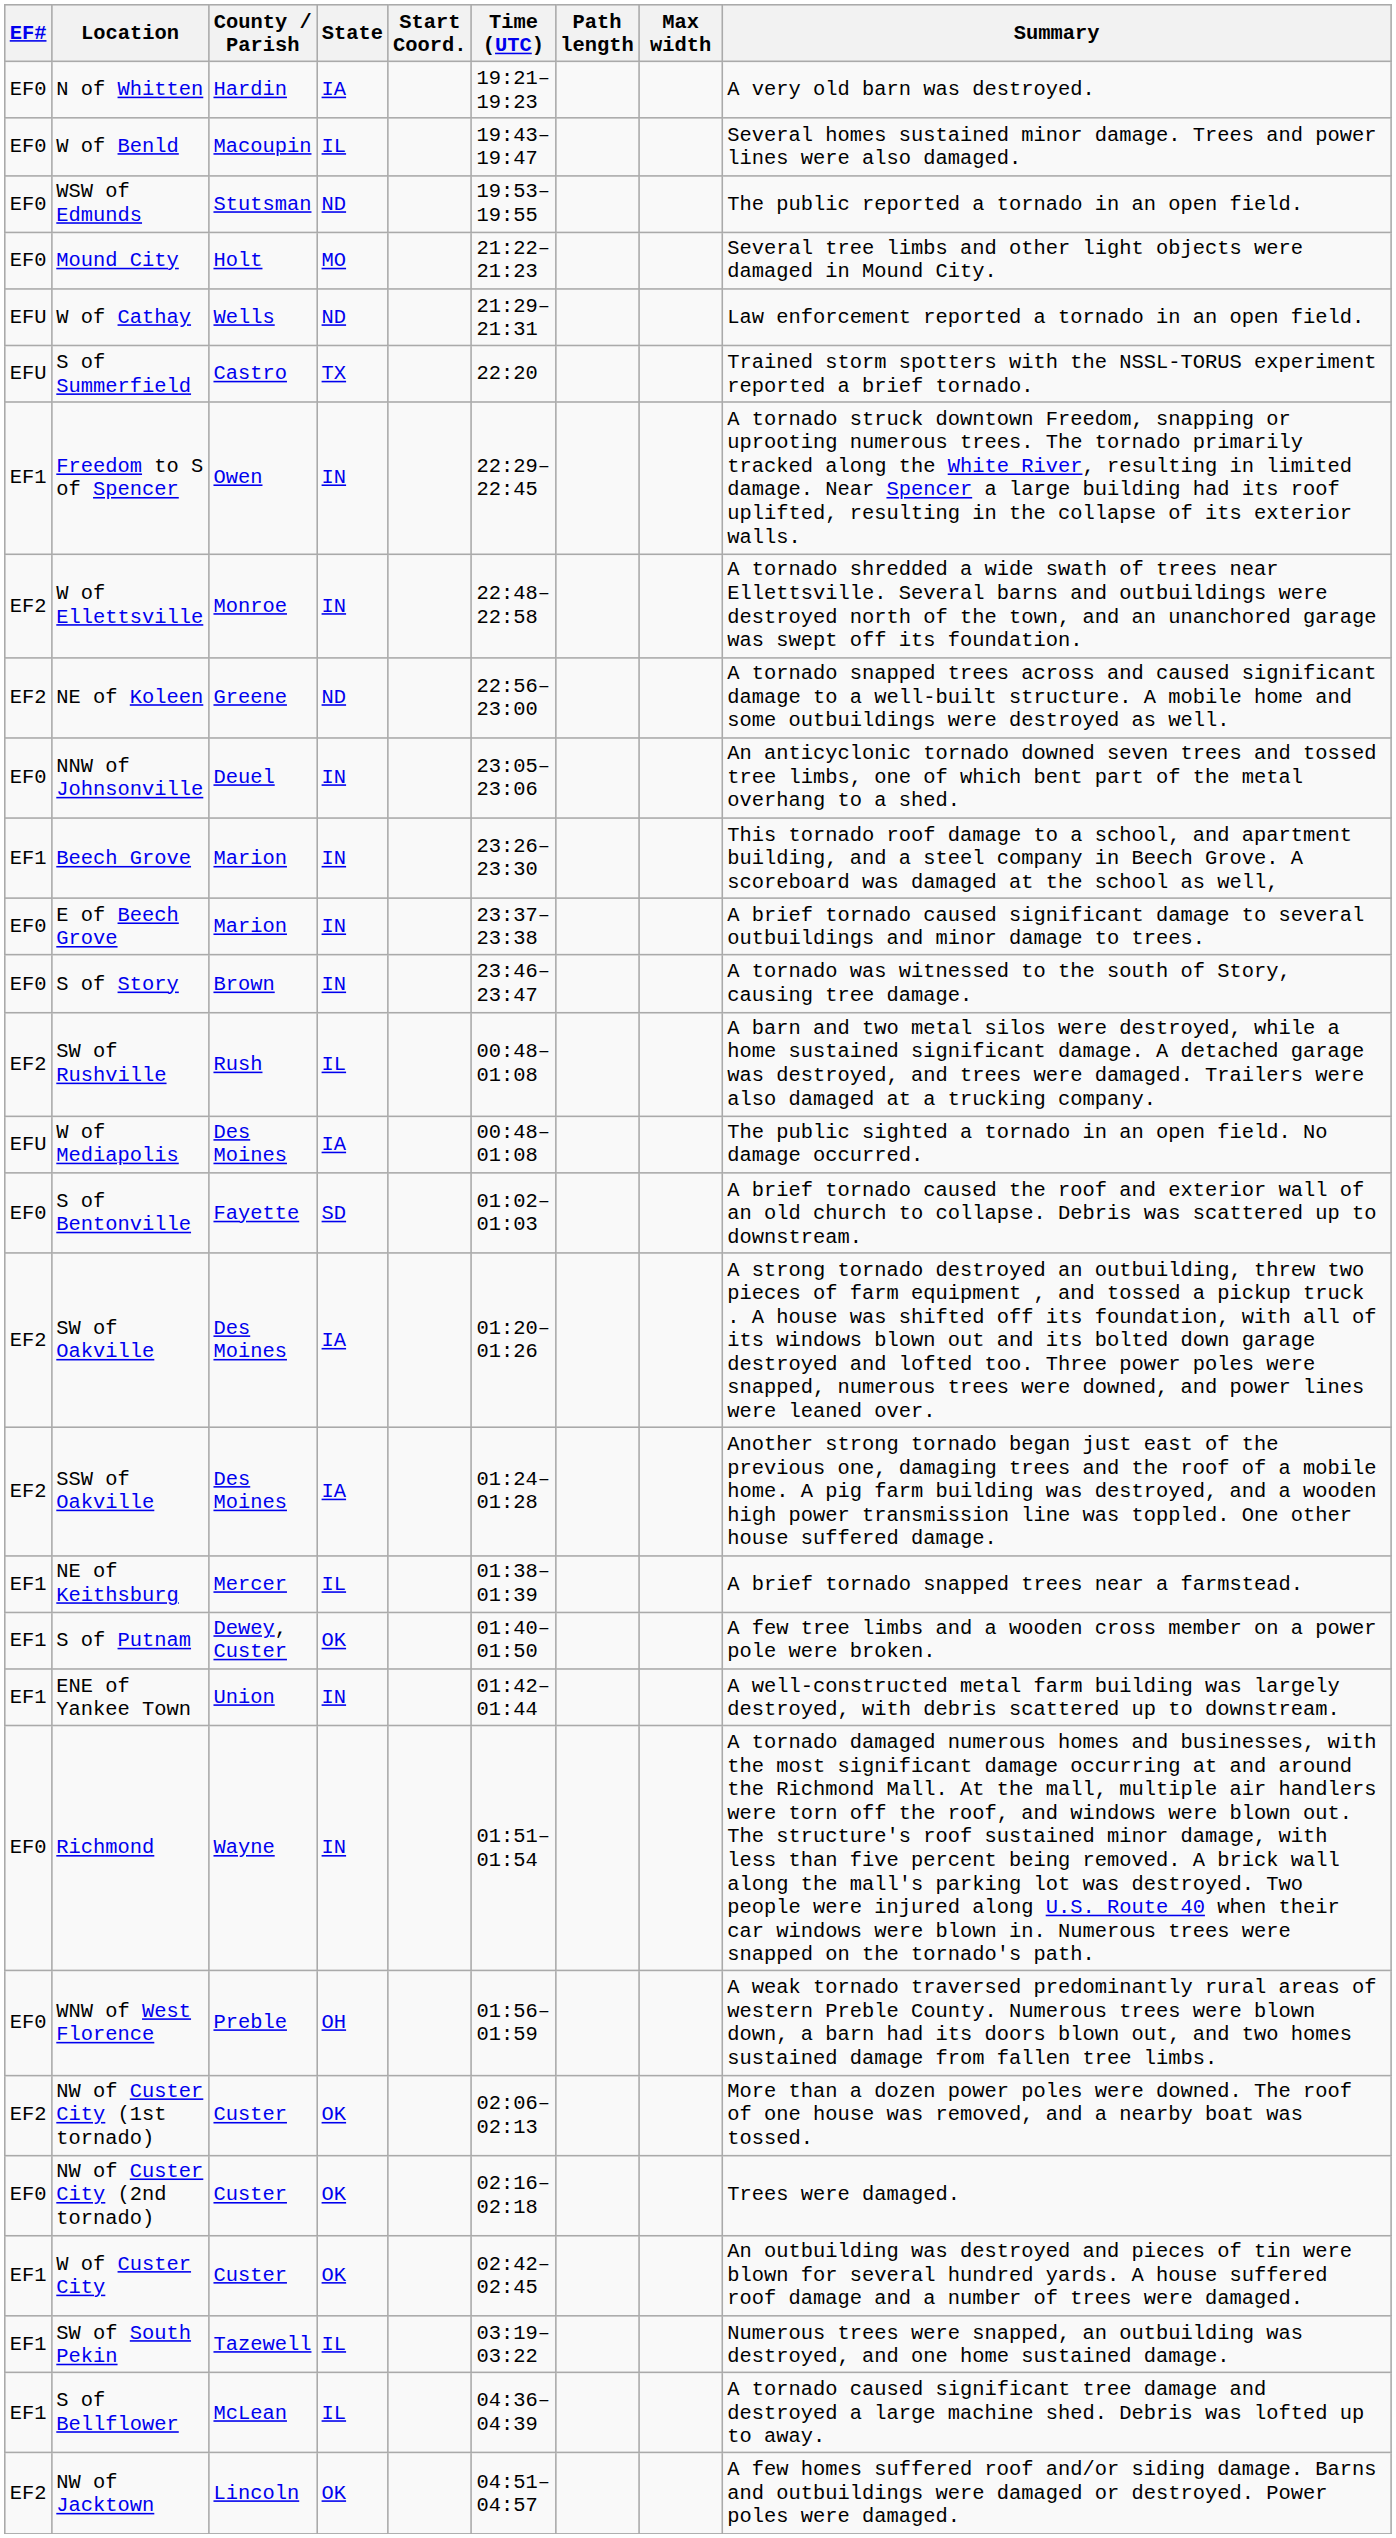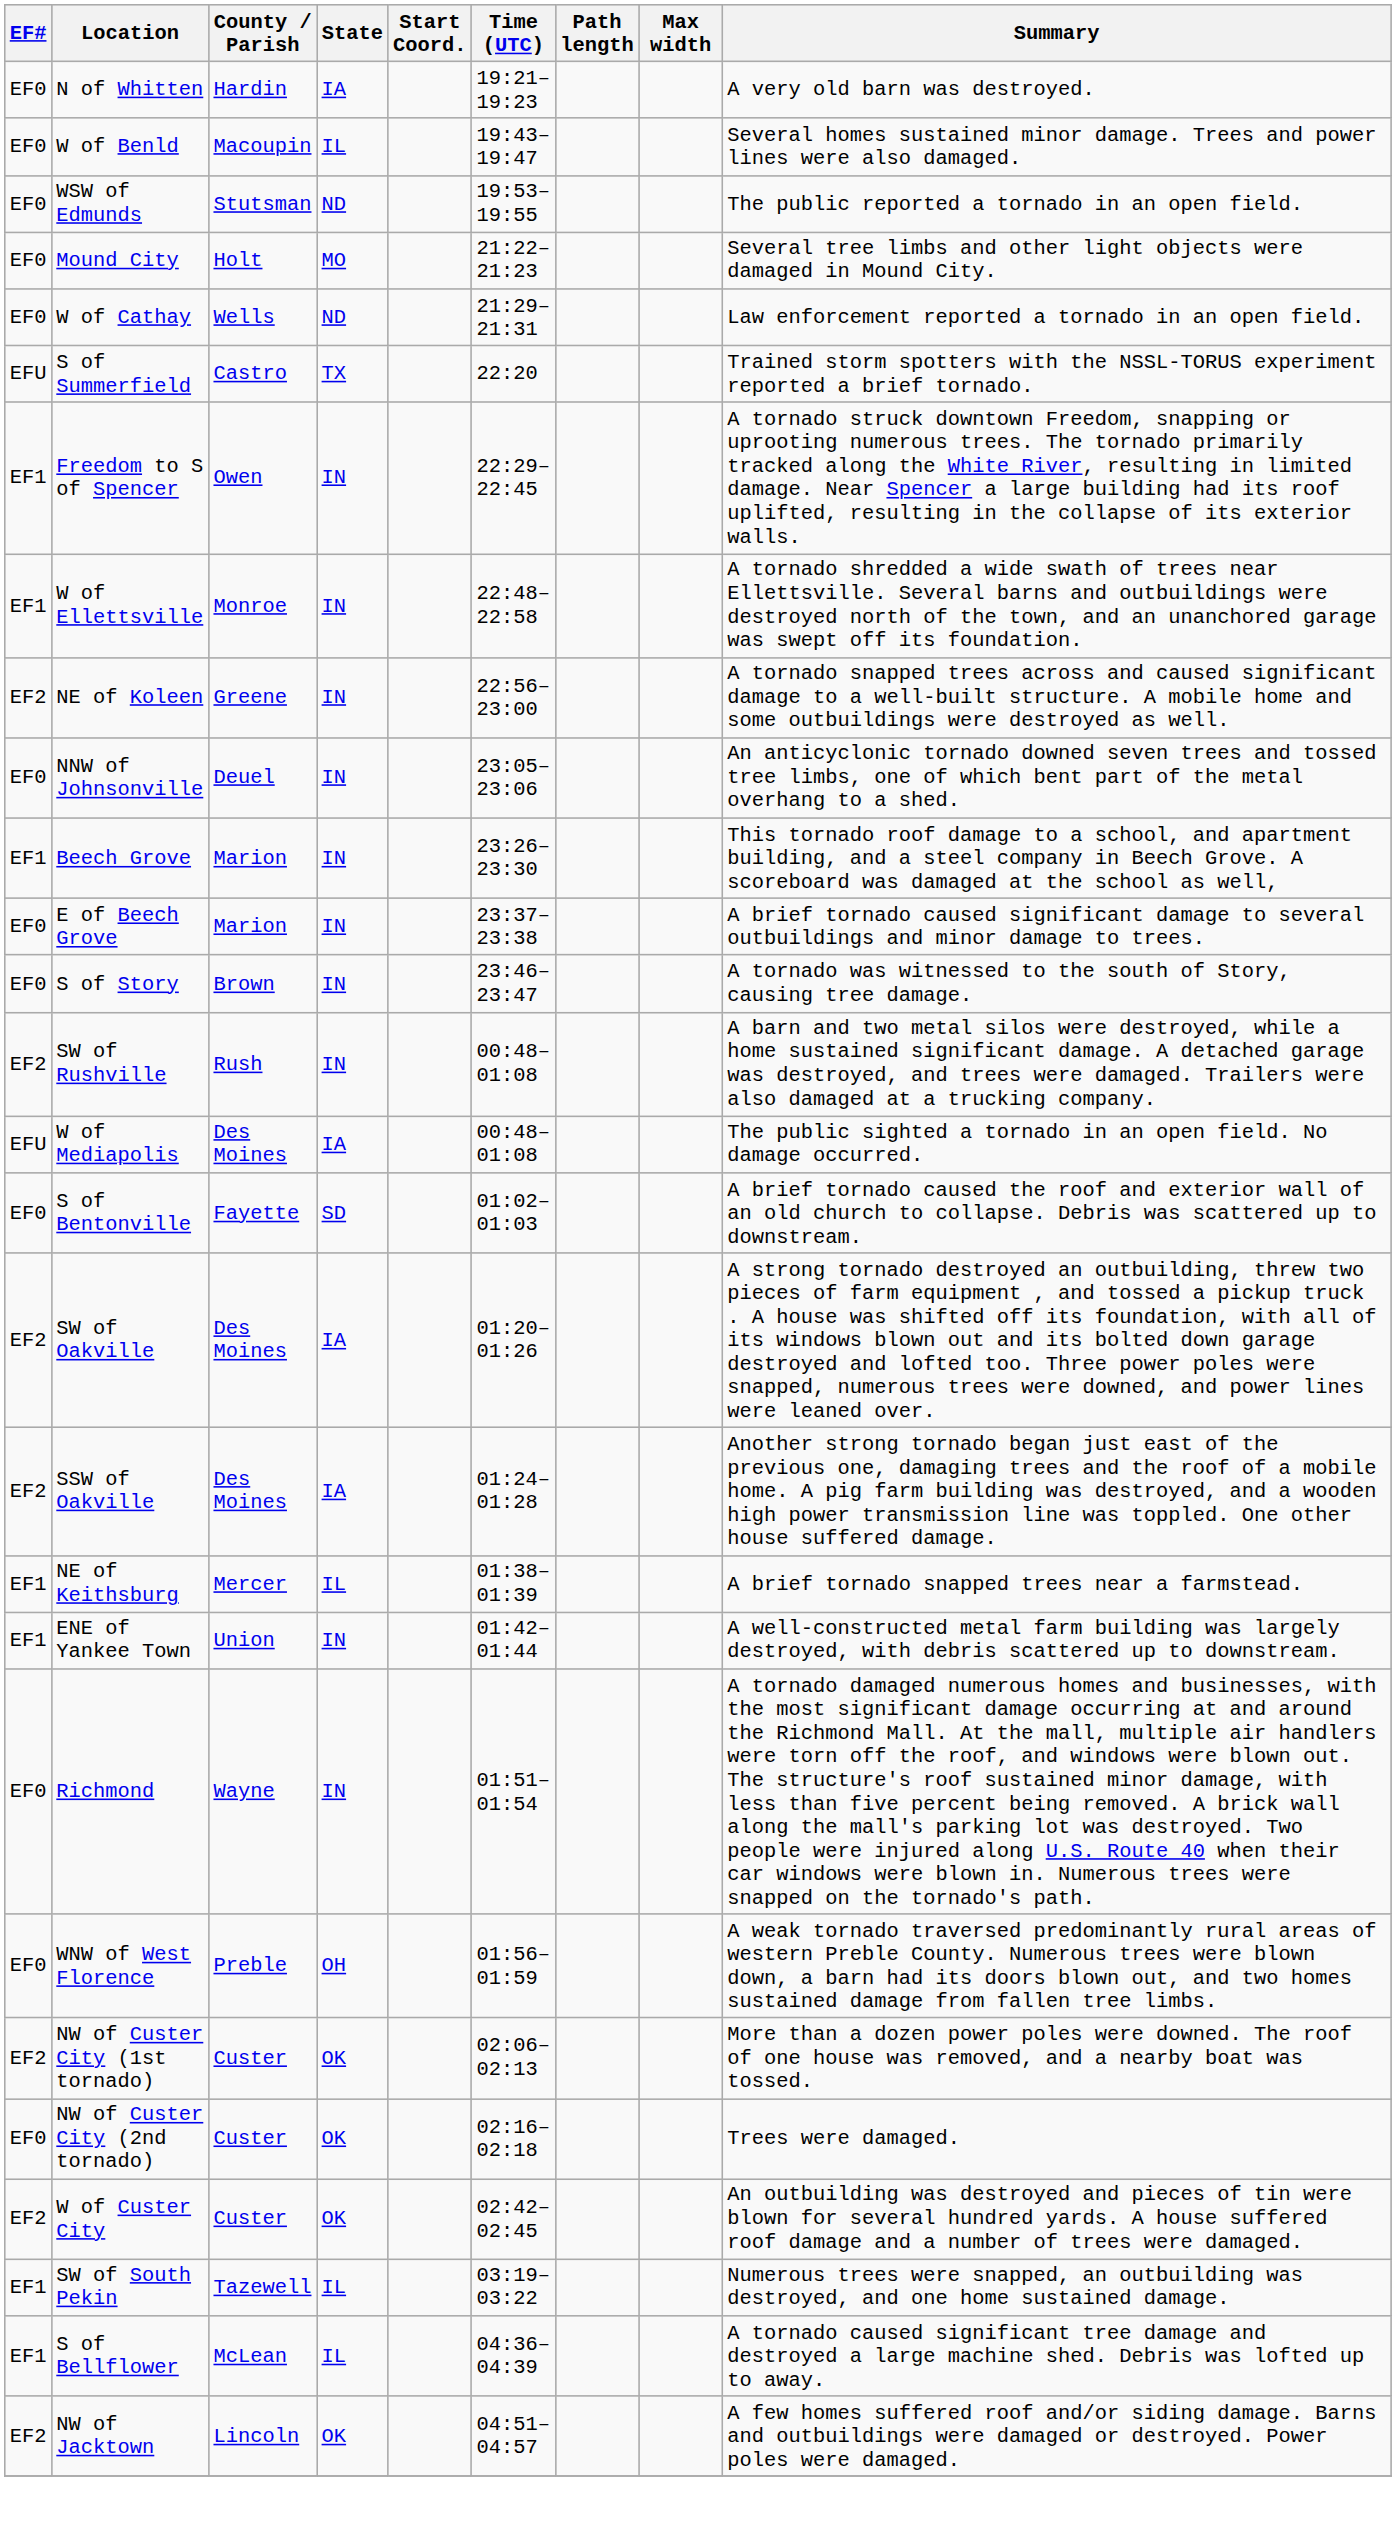(28, 317) EFU -> (28, 317) EF0
(28, 605) EF2 -> (28, 605) EF1
(334, 698) ND -> (334, 698) IN
(334, 1064) IL -> (334, 1064) IN
- row: (124, 1640)
(28, 2276) EF1 -> (28, 2219) EF2
